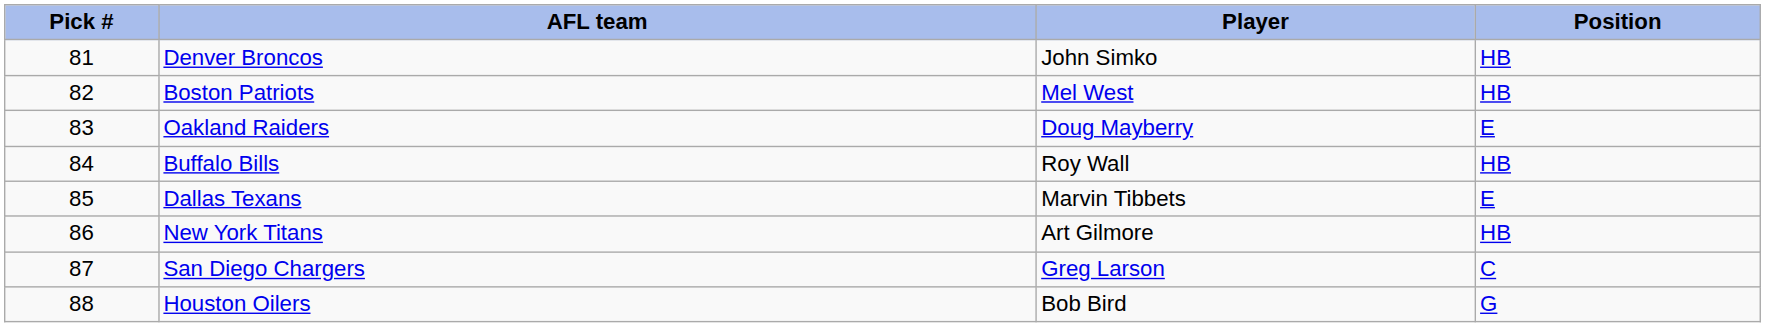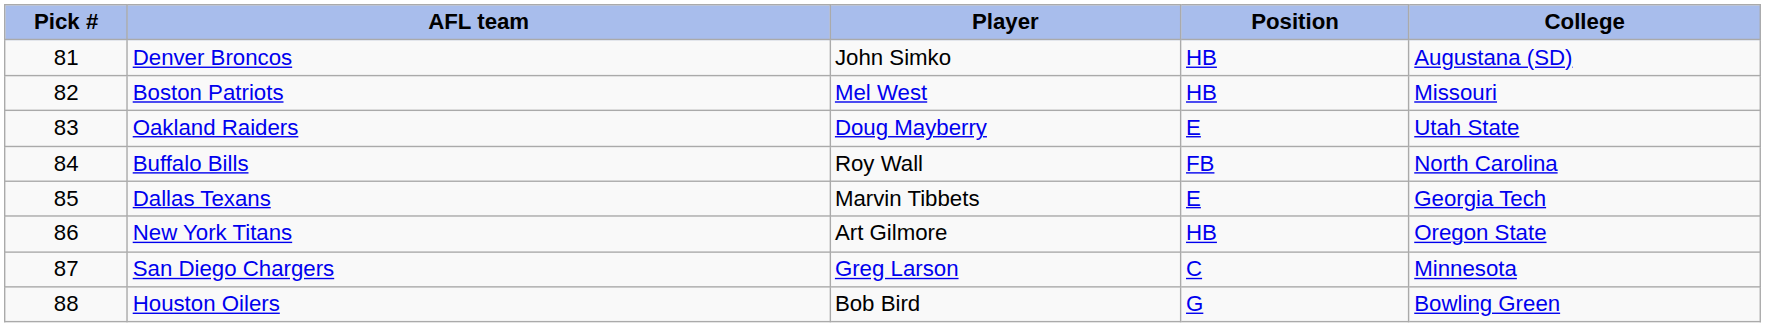+ column: (1585, 22)
(1496, 163) HB -> (1200, 163) FB
